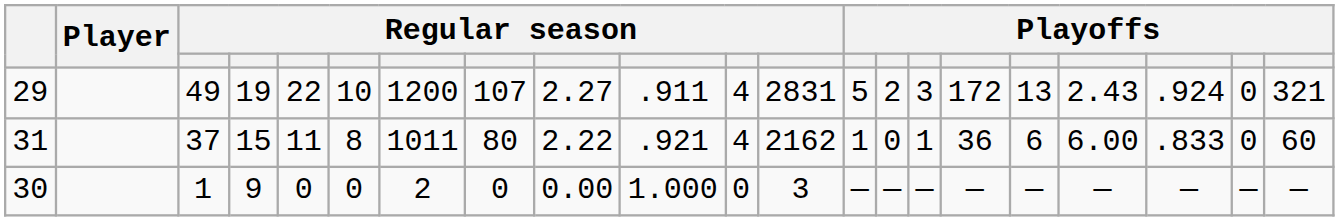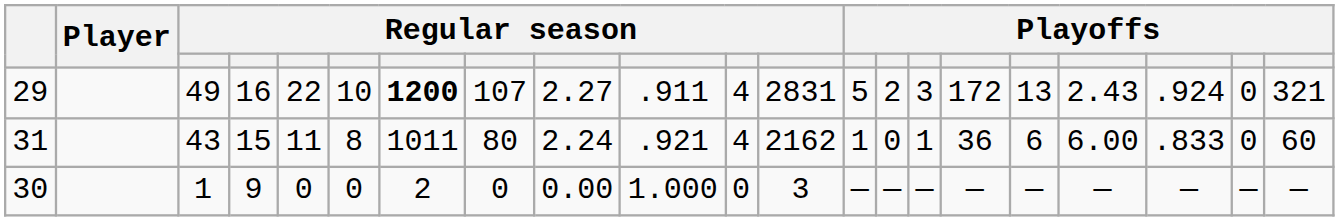(253, 93) 19 -> (253, 93) 16
(423, 93) normal -> (423, 93) bold
(203, 142) 37 -> (203, 142) 43
(577, 142) 2.22 -> (577, 142) 2.24
